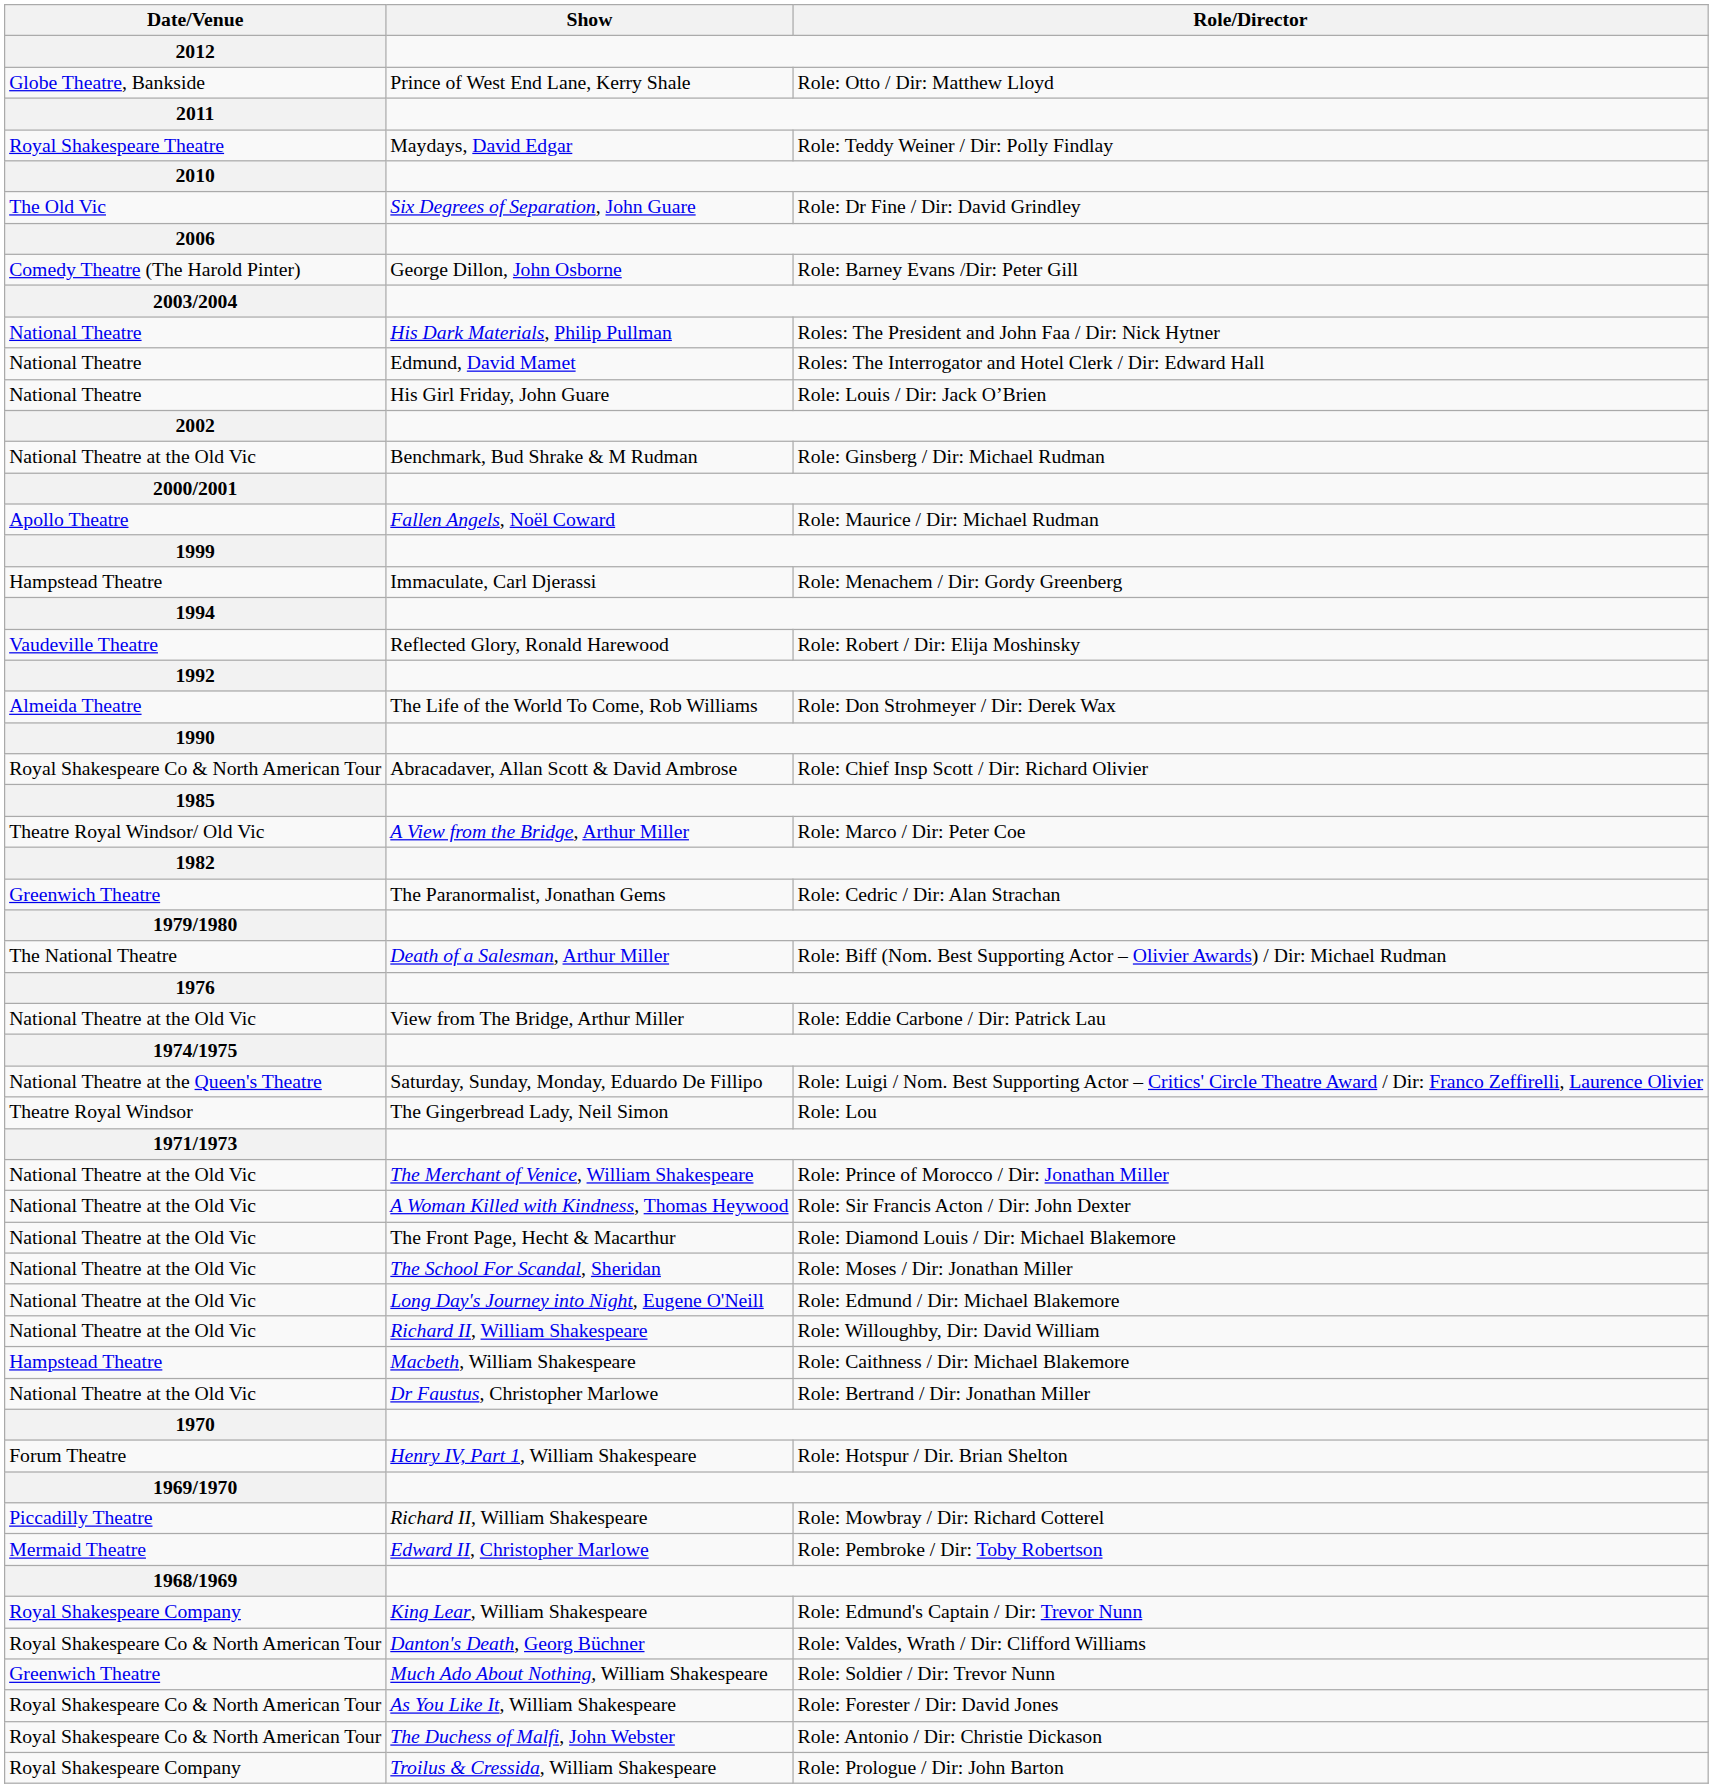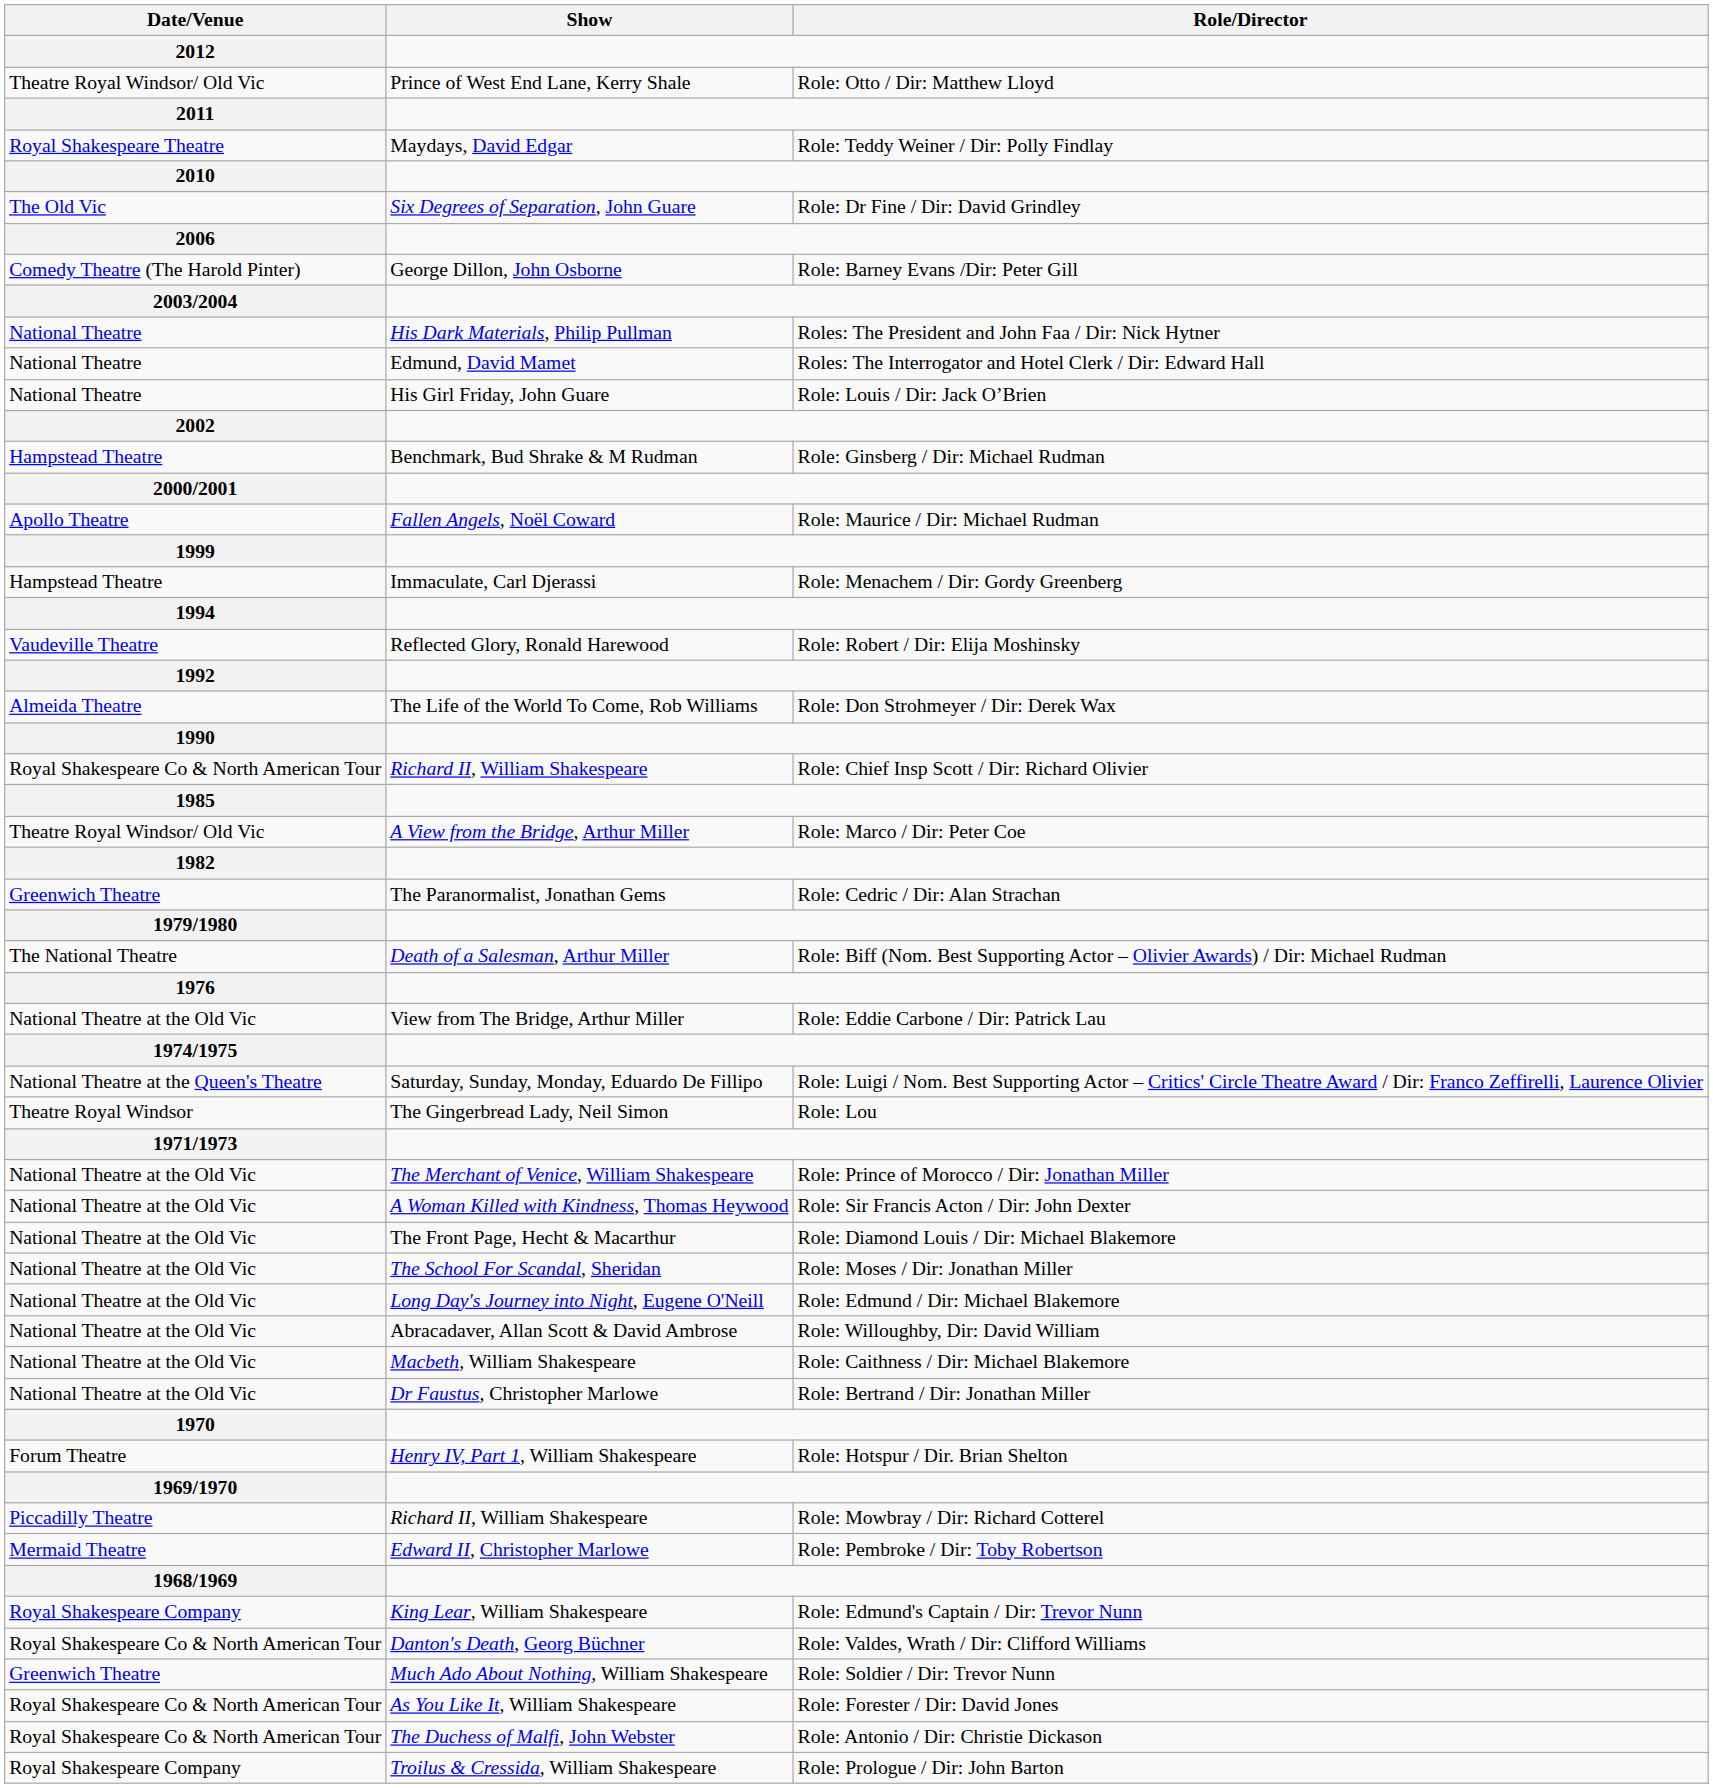(107, 82) Globe Theatre, Bankside -> (137, 82) Theatre Royal Windsor/ Old Vic
(133, 457) National Theatre at the Old Vic -> (86, 457) Hampstead Theatre
(564, 769) Abracadaver, Allan Scott & David Ambrose -> (519, 769) Richard II, William Shakespeare
(519, 1330) Richard II, William Shakespeare -> (564, 1330) Abracadaver, Allan Scott & David Ambrose
(86, 1362) Hampstead Theatre -> (133, 1362) National Theatre at the Old Vic
